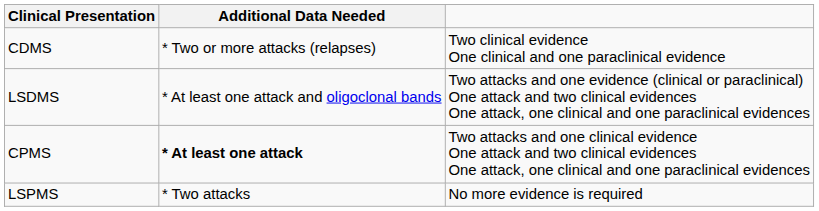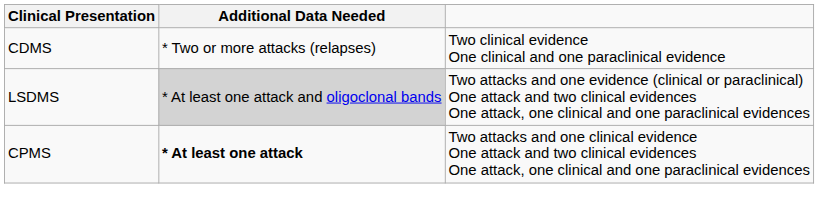(302, 96) no background -> (302, 96) lightgrey background
- row: (33, 194)
